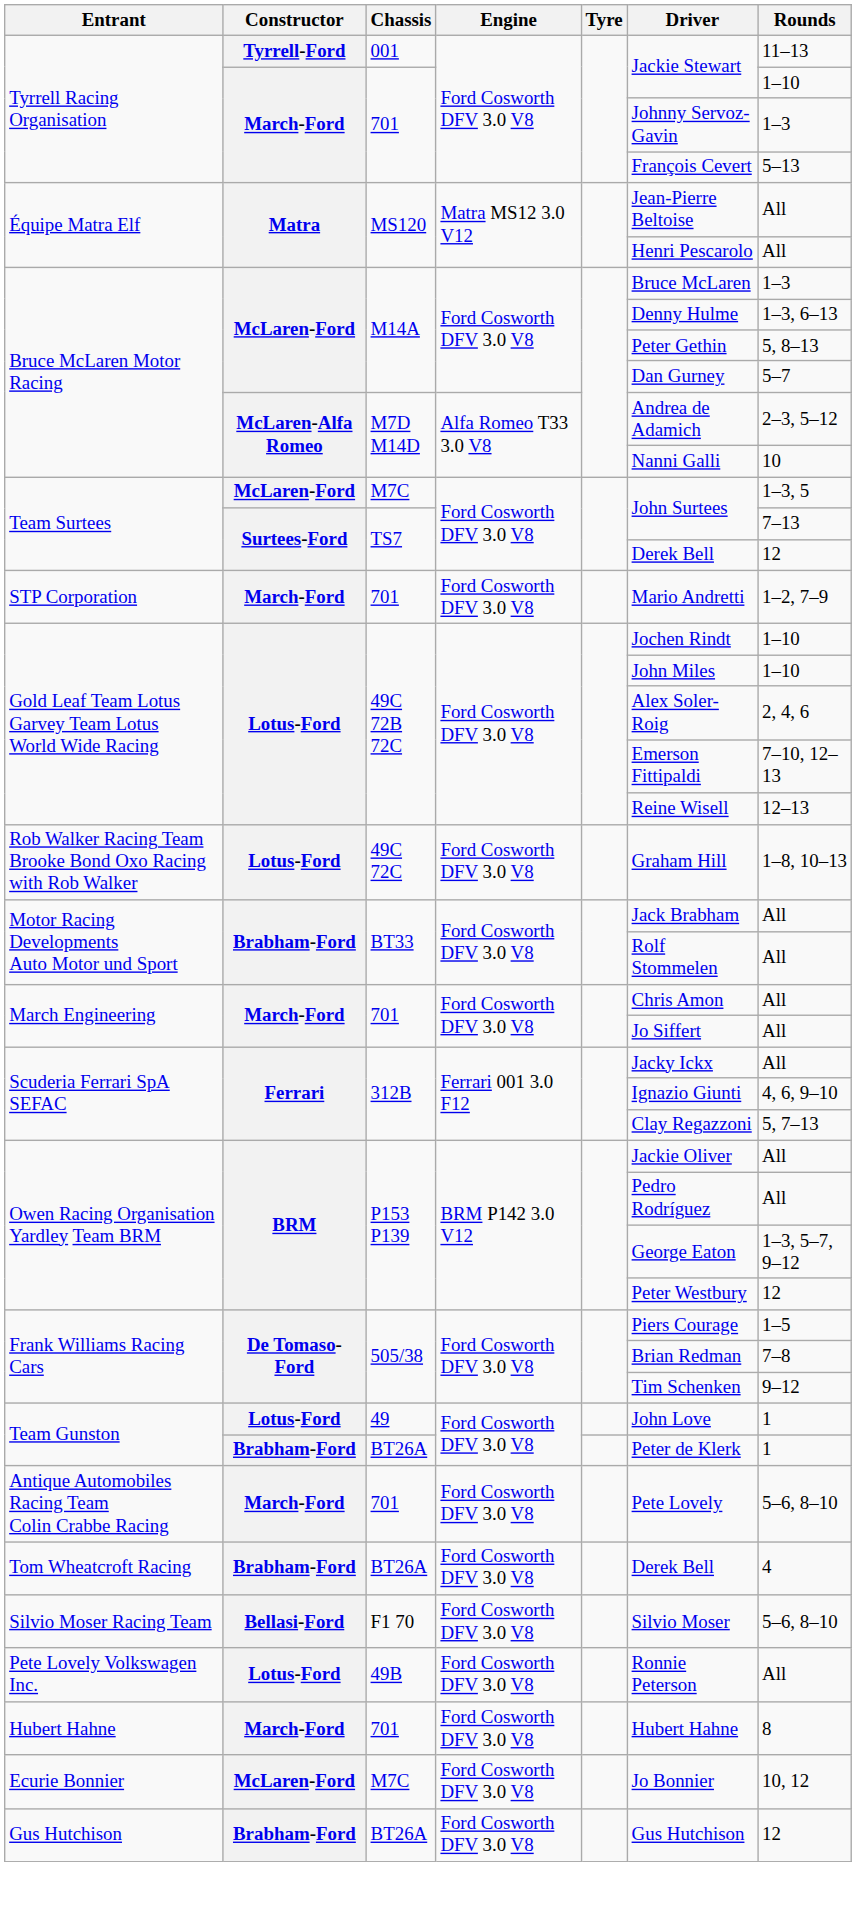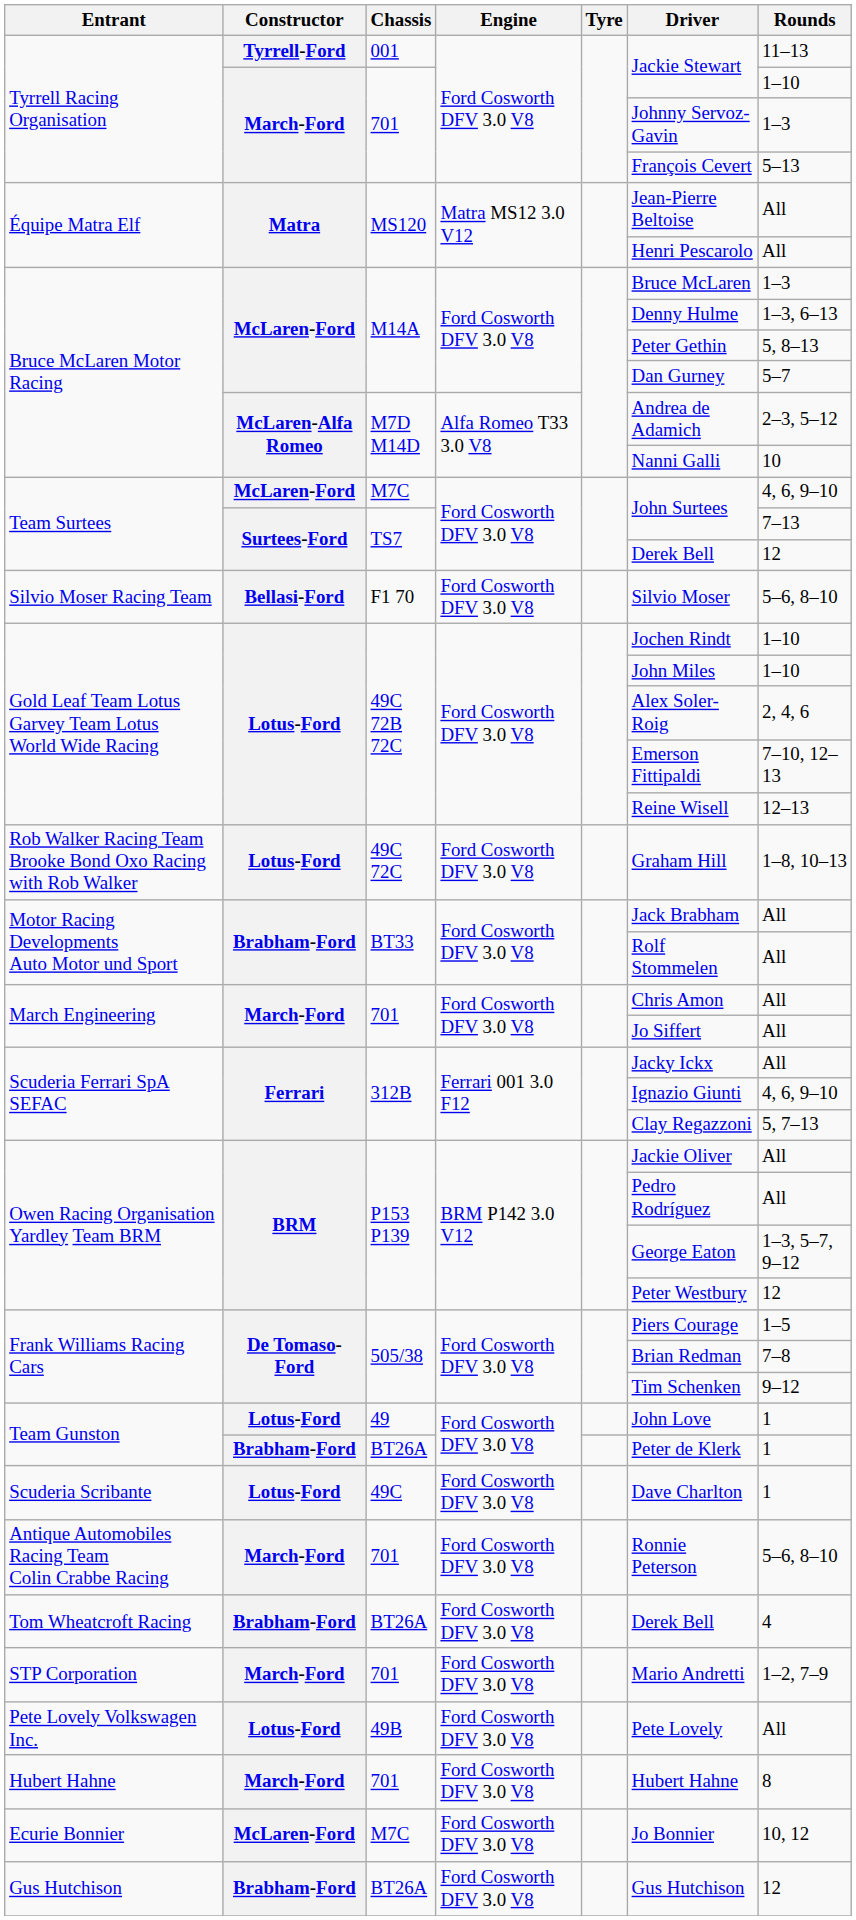(786, 491) 1–3, 5 -> (800, 491) 4, 6, 9–10
rows swapped: (73, 596) <-> (110, 1620)
+ row: (80, 1491)
(677, 1502) Pete Lovely -> (664, 1556) Ronnie Peterson
(664, 1674) Ronnie Peterson -> (677, 1727) Pete Lovely
